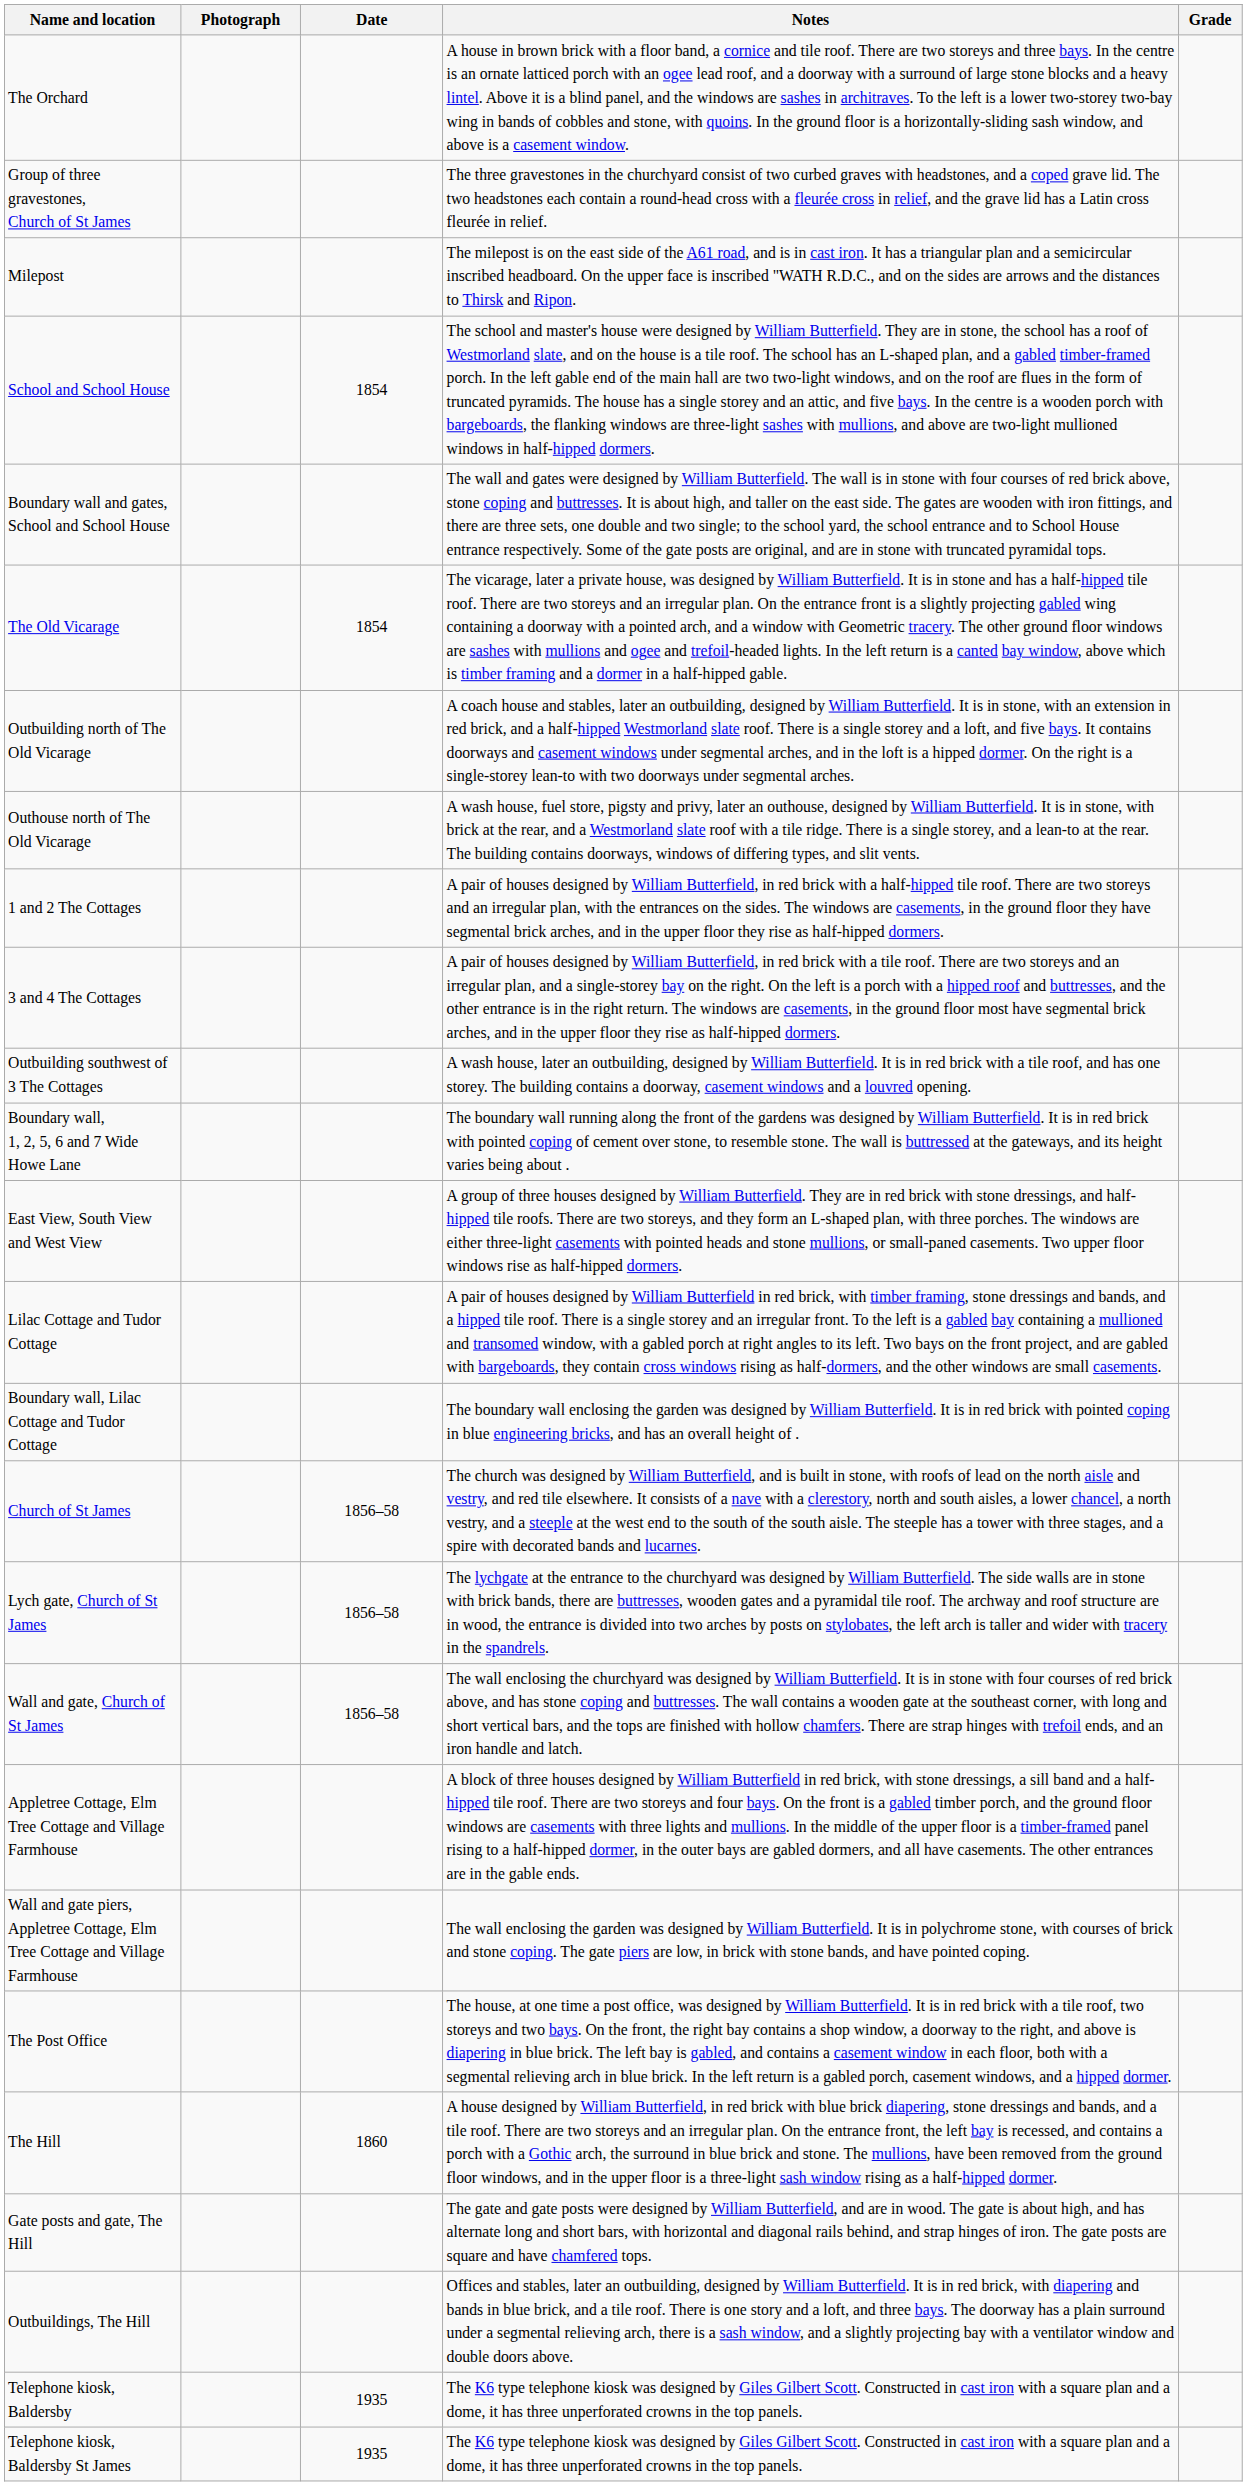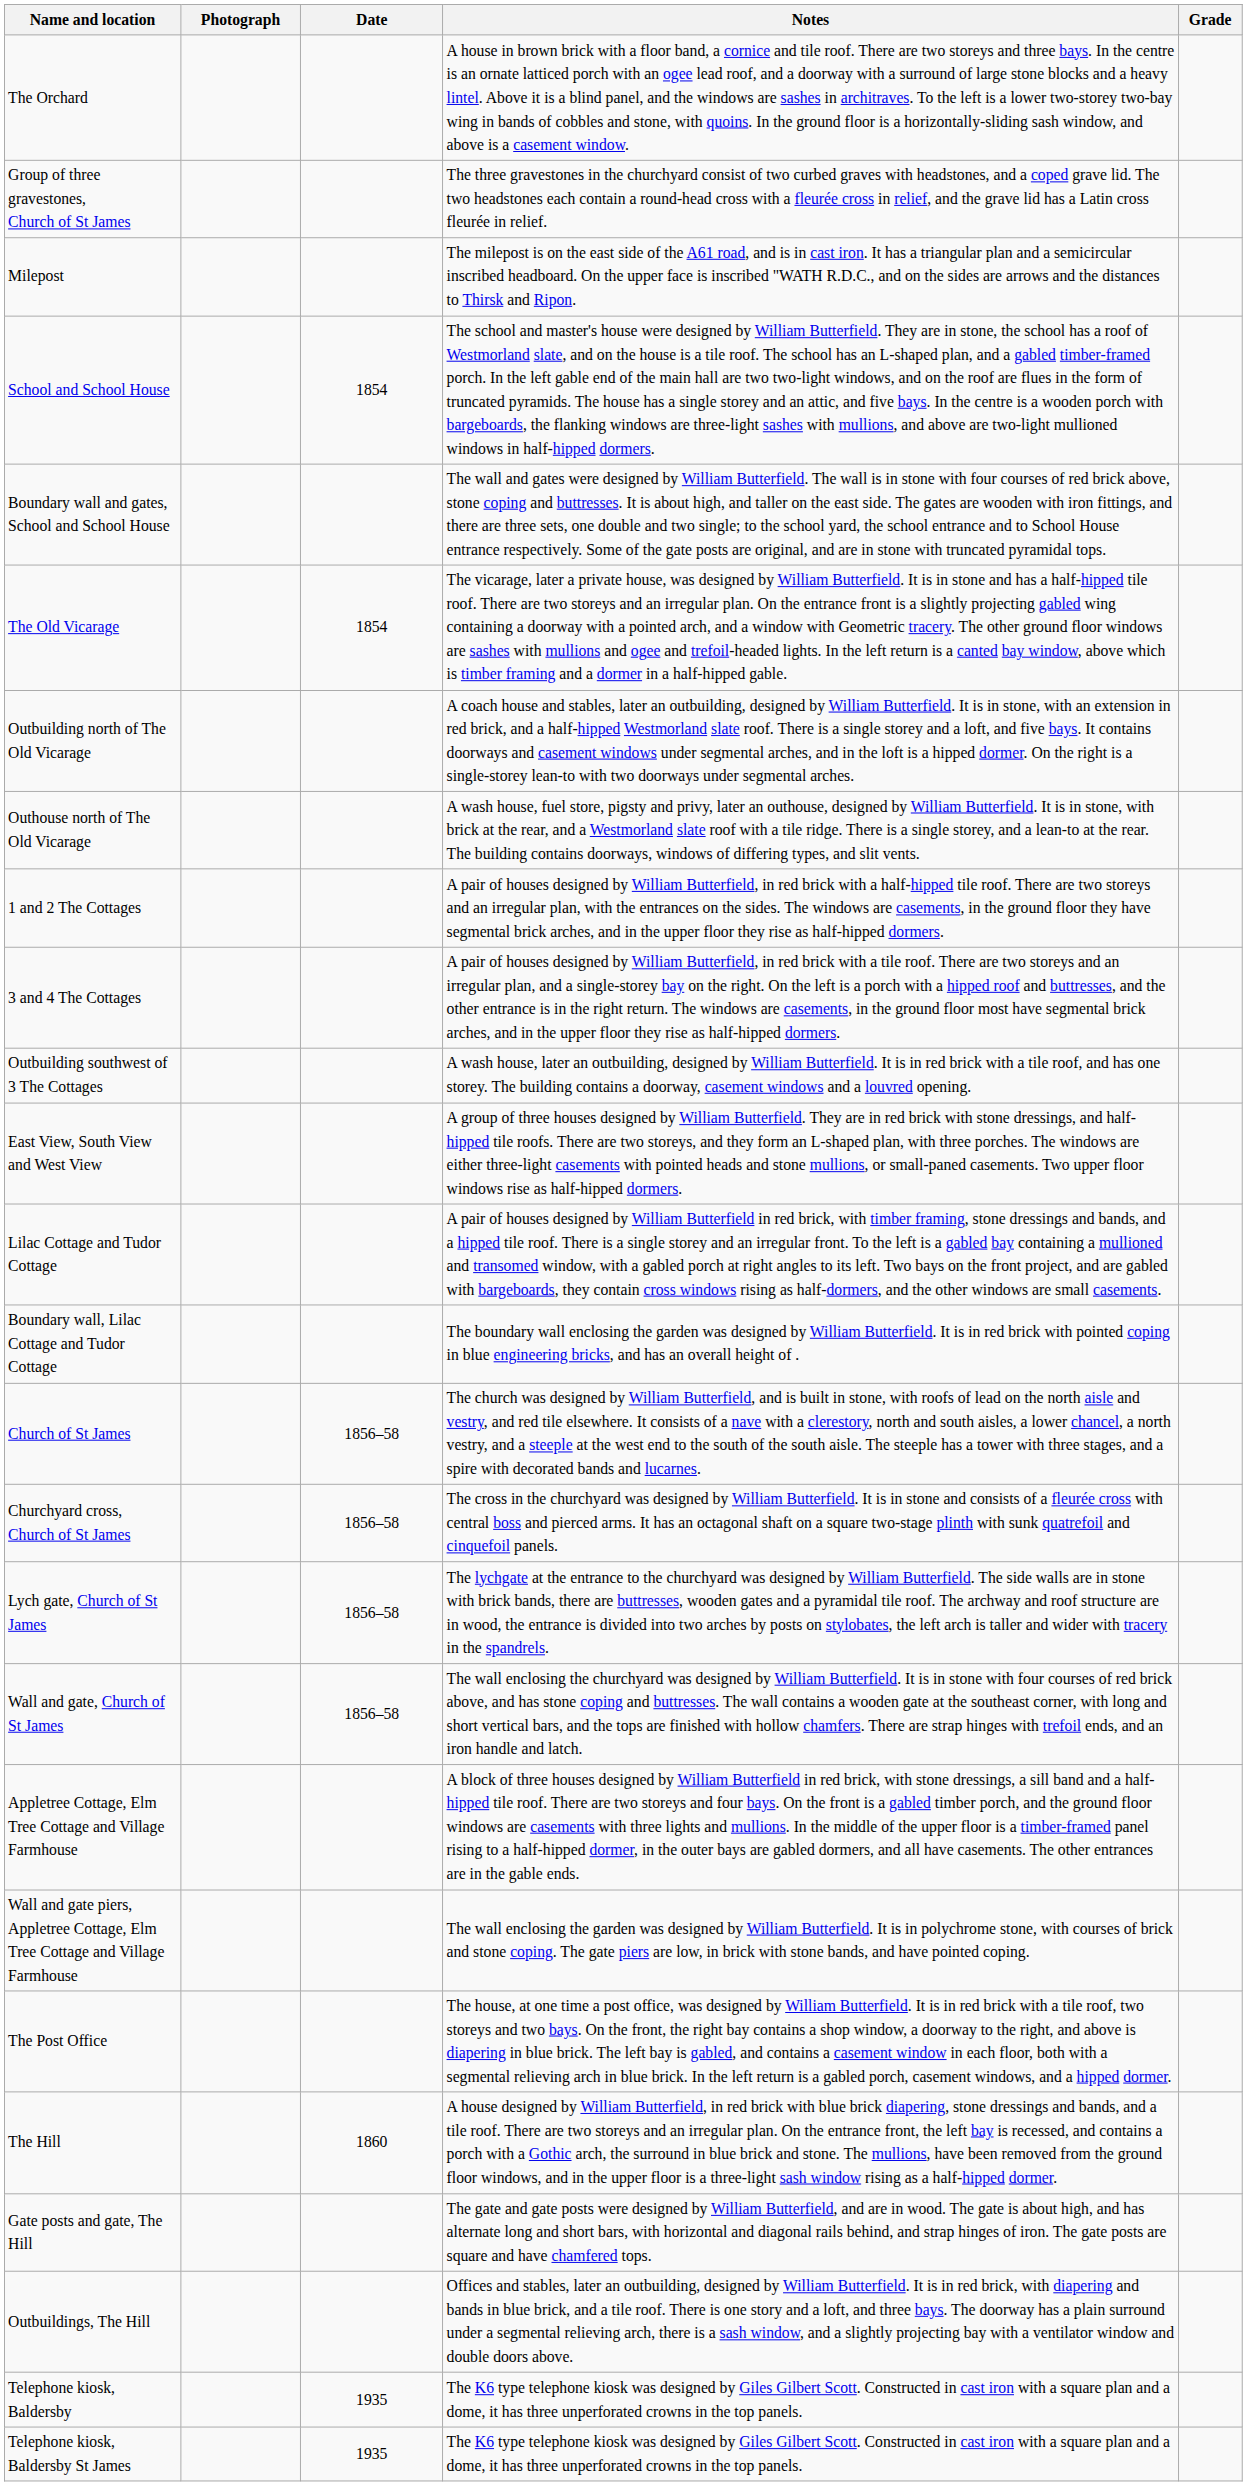- row: (73, 1141)
+ row: (69, 1523)
